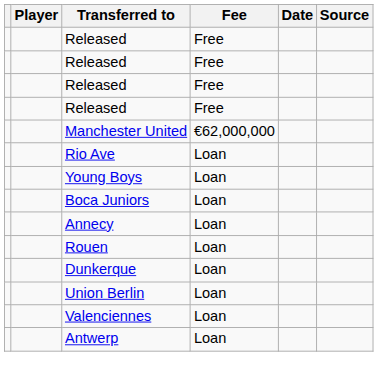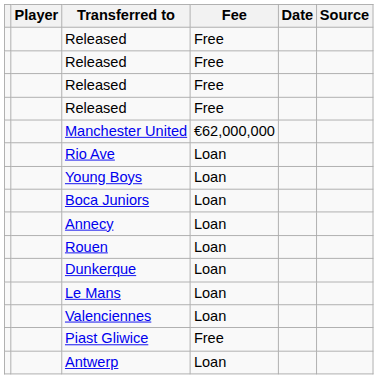- row: (105, 293)
+ row: (93, 293)
+ row: (107, 339)
